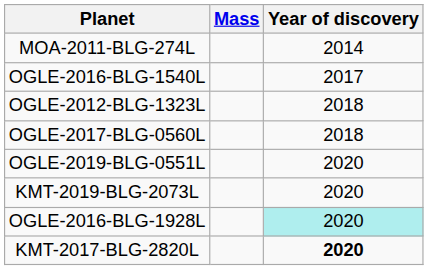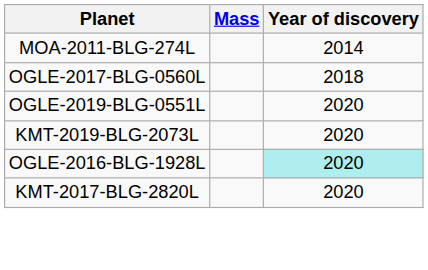- row: (107, 76)
- row: (107, 105)
(343, 250) bold -> (343, 192) normal
